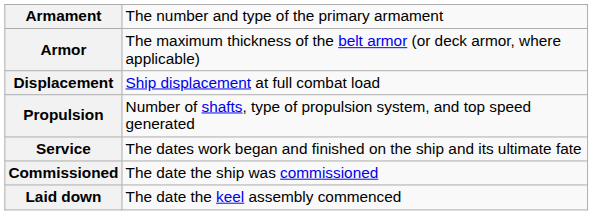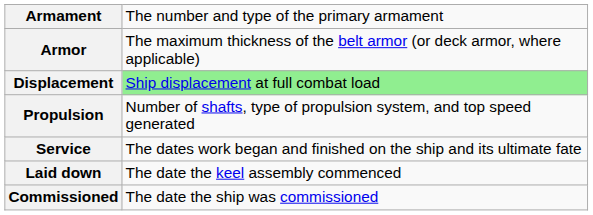(253, 82) no background -> (253, 82) lightgreen background
rows swapped: (63, 197) <-> (63, 173)
